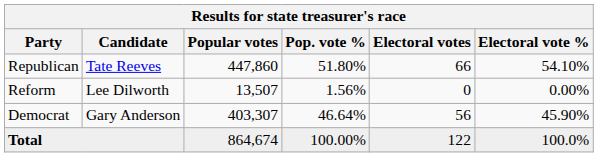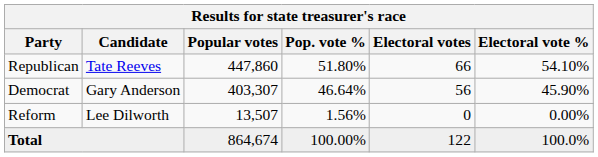rows swapped: (39, 115) <-> (32, 90)
